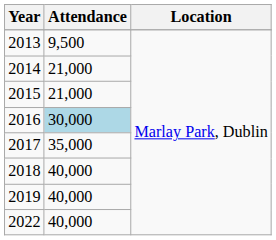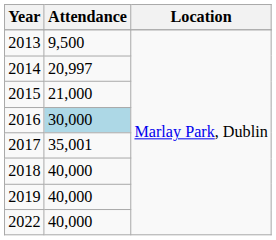(70, 68) 21,000 -> (70, 68) 20,997
(70, 145) 35,000 -> (70, 145) 35,001
